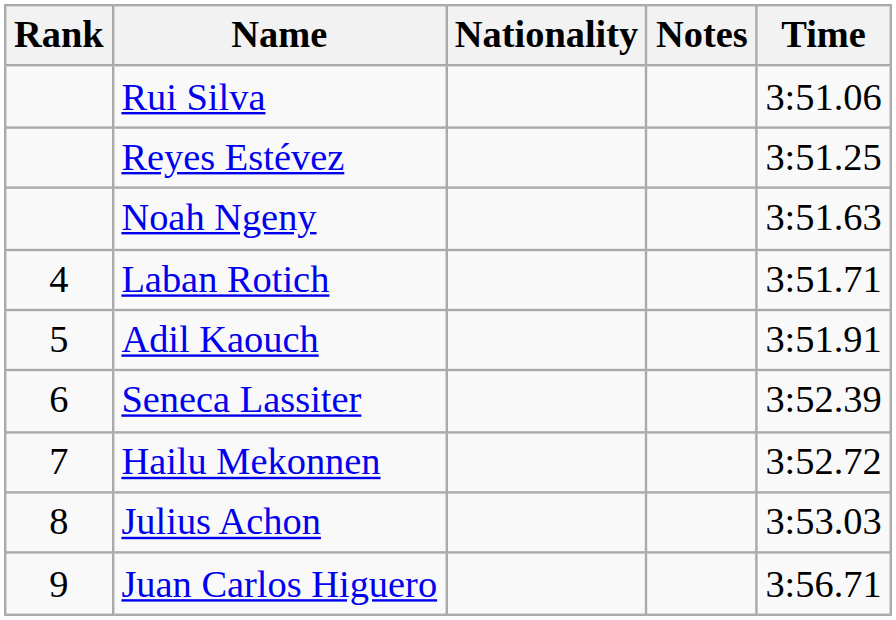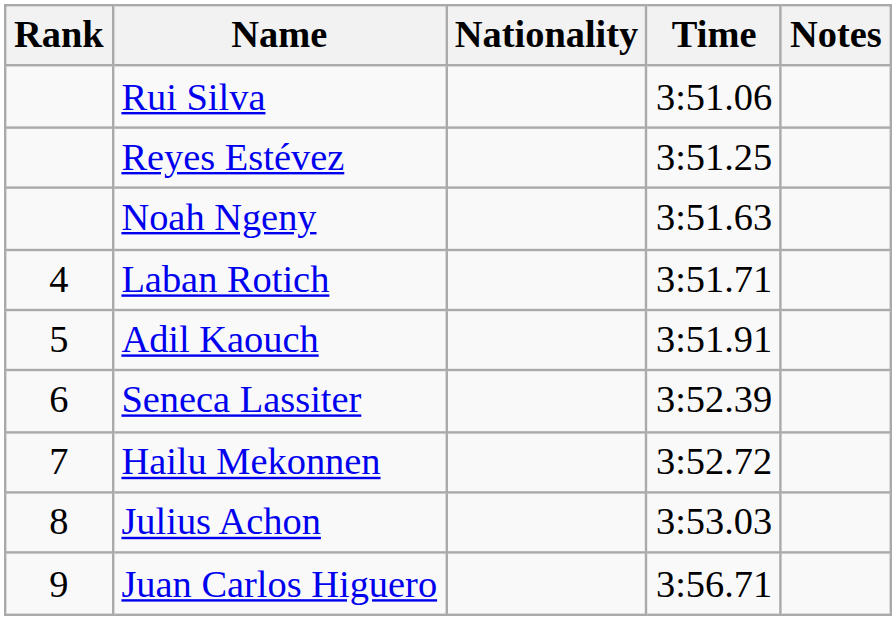columns swapped: (824, 34) <-> (702, 34)
